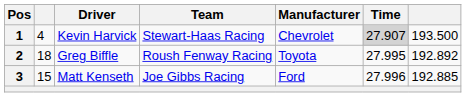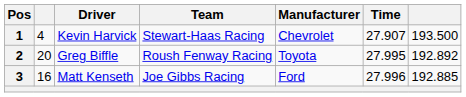(386, 35) lightgrey background -> (386, 35) no background
(44, 56) 18 -> (44, 56) 20
(44, 76) 15 -> (44, 76) 16
